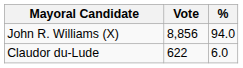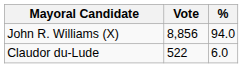(177, 53) 622 -> (177, 53) 522
